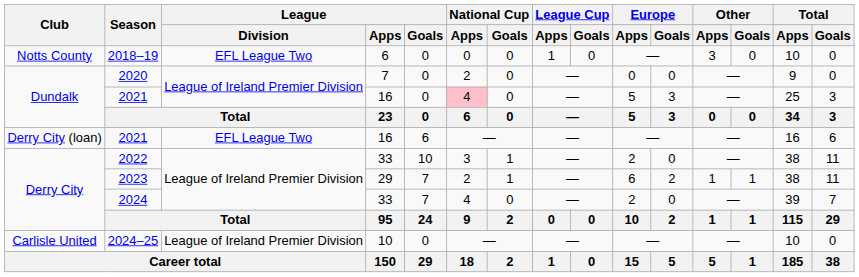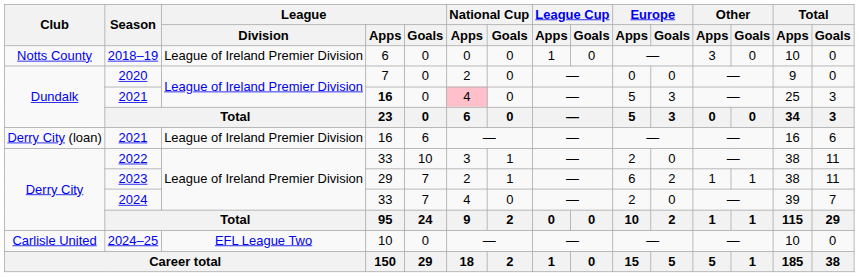(264, 55) EFL League Two -> (264, 55) League of Ireland Premier Division
(385, 96) normal -> (385, 96) bold
(264, 138) EFL League Two -> (264, 138) League of Ireland Premier Division
(264, 240) League of Ireland Premier Division -> (264, 240) EFL League Two
